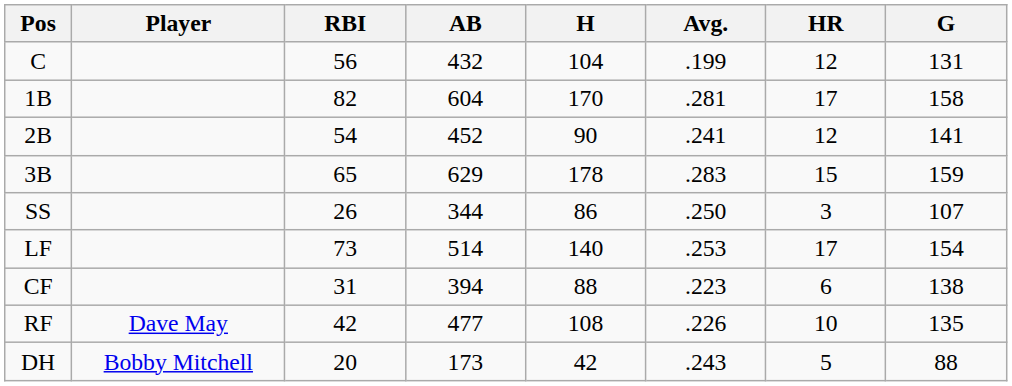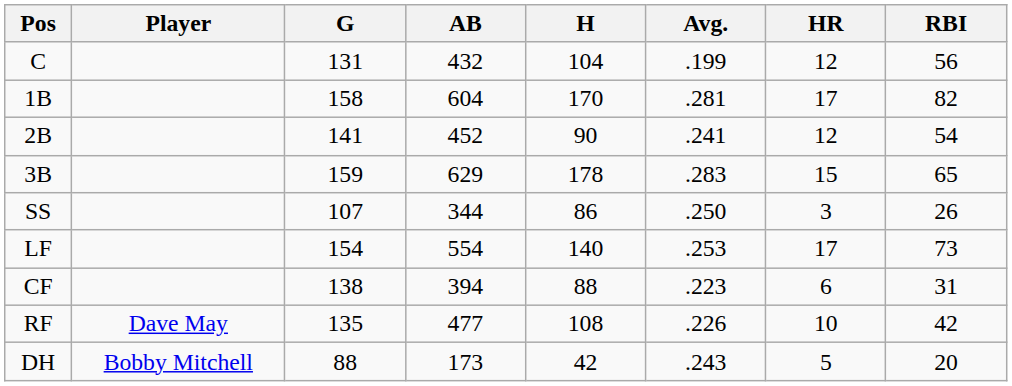columns swapped: (946, 23) <-> (345, 23)
(465, 248) 514 -> (465, 248) 554
